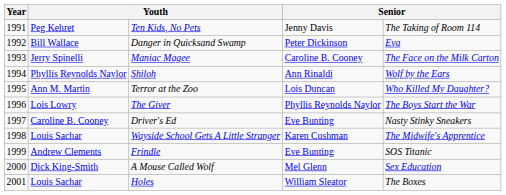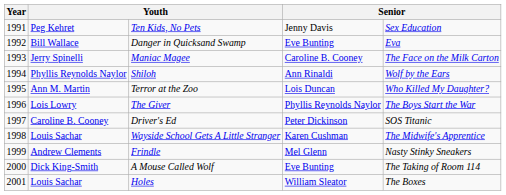(433, 27) The Taking of Room 114 -> (413, 27) Sex Education
(316, 43) Peter Dickinson -> (309, 43) Eve Bunting
(309, 120) Eve Bunting -> (316, 120) Peter Dickinson
(428, 120) Nasty Stinky Sneakers -> (408, 120) SOS Titanic
(309, 151) Eve Bunting -> (306, 151) Mel Glenn
(408, 151) SOS Titanic -> (428, 151) Nasty Stinky Sneakers
(306, 167) Mel Glenn -> (309, 167) Eve Bunting
(413, 167) Sex Education -> (433, 167) The Taking of Room 114
